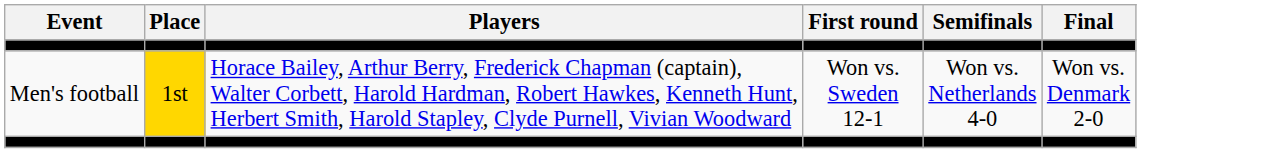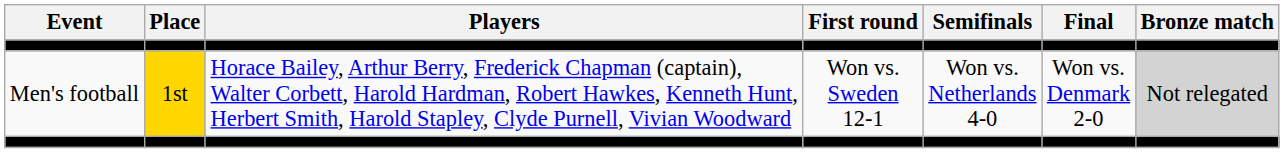+ column: (1207, 22)
